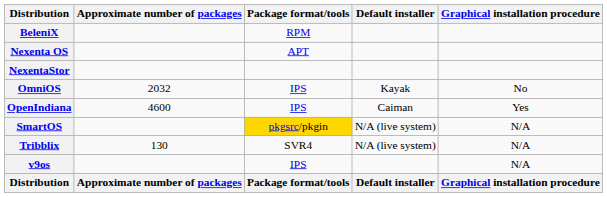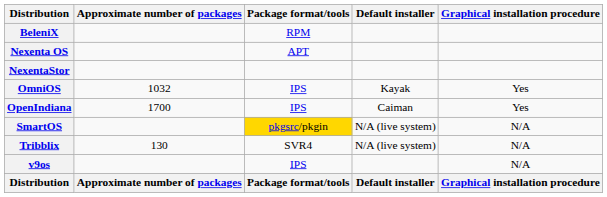(159, 89) 2032 -> (159, 89) 1032
(520, 89) No -> (520, 89) Yes
(159, 108) 4600 -> (159, 108) 1700
